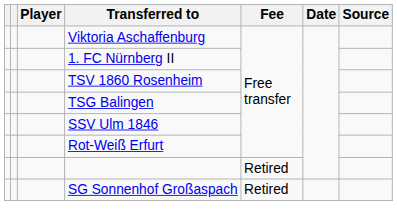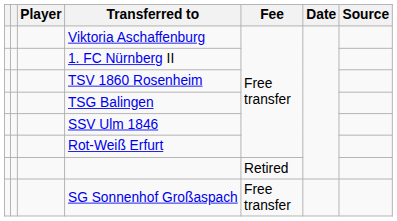(266, 189) Retired -> (267, 197) Free transfer
